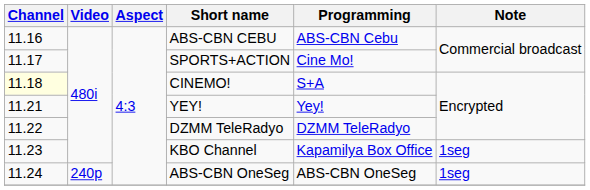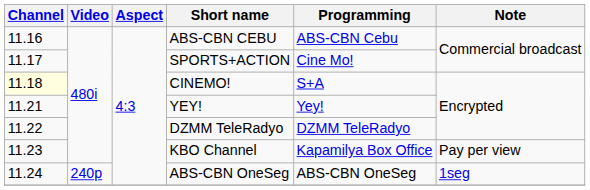(454, 151) 1seg -> (480, 151) Pay per view
